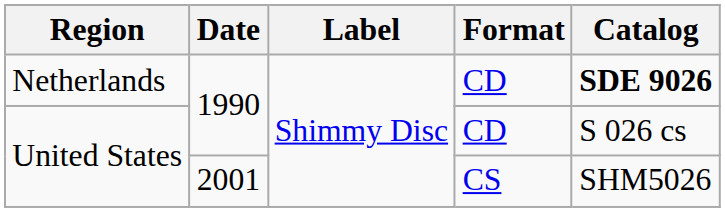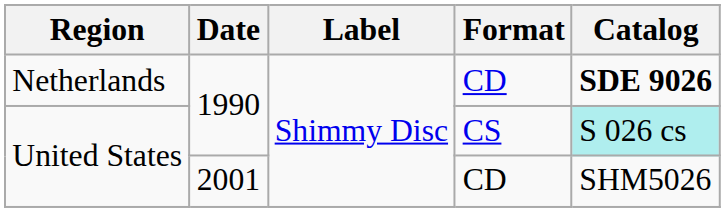(485, 130) CD -> (482, 130) CS
(633, 130) no background -> (633, 130) paleturquoise background
(482, 180) CS -> (485, 180) CD
